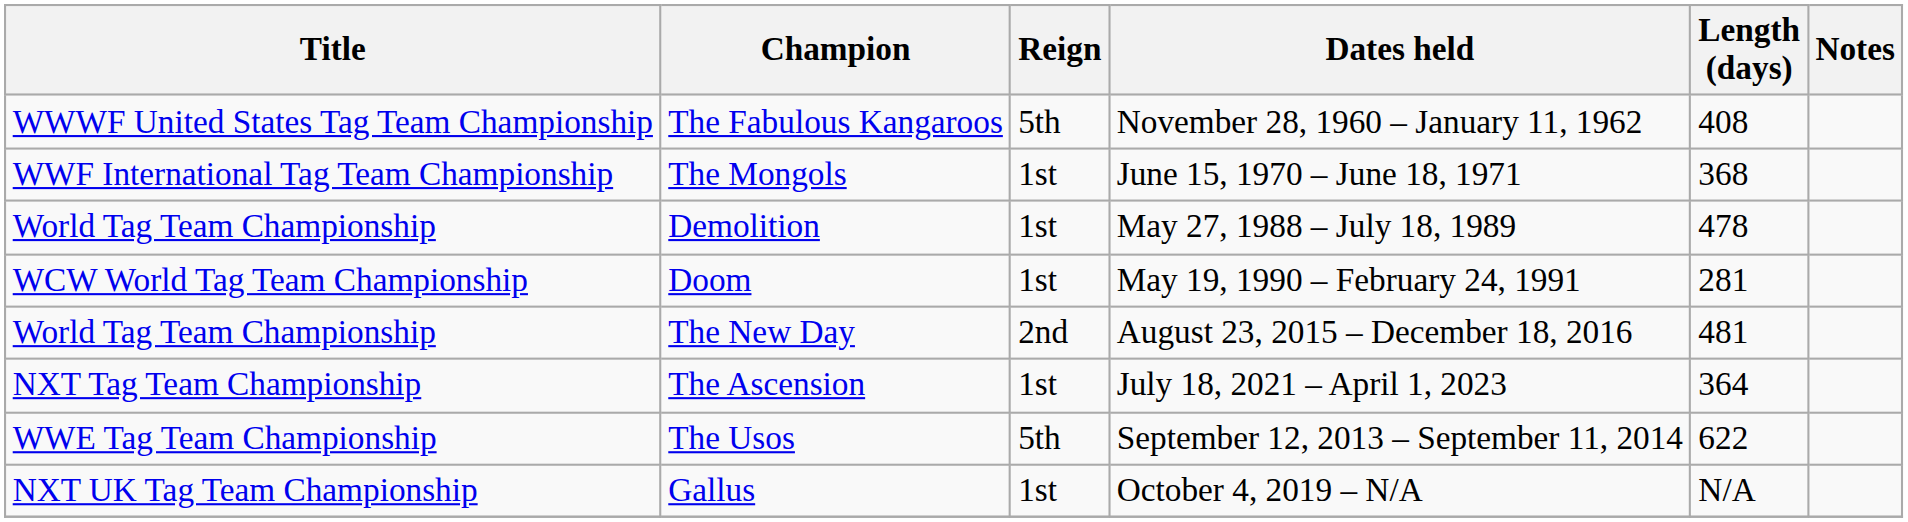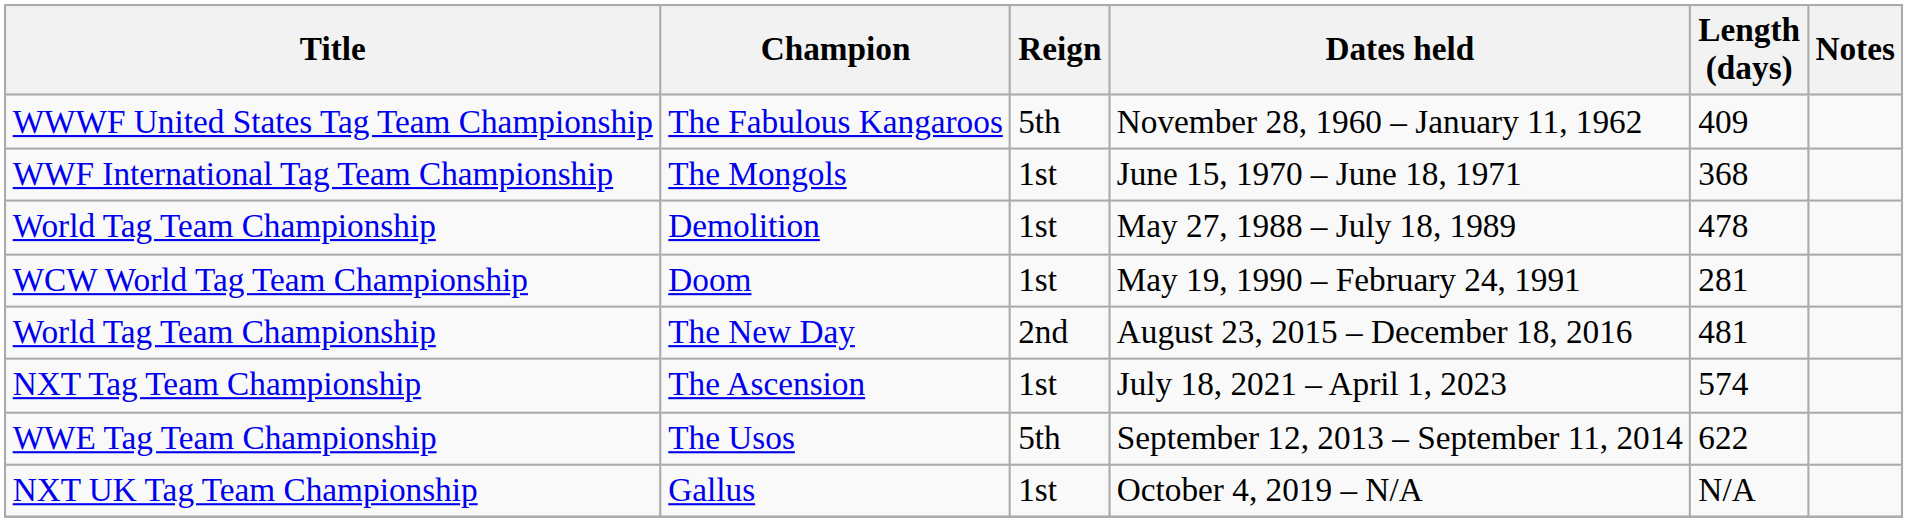(1723, 121) 408 -> (1723, 121) 409
(1723, 385) 364 -> (1723, 385) 574
